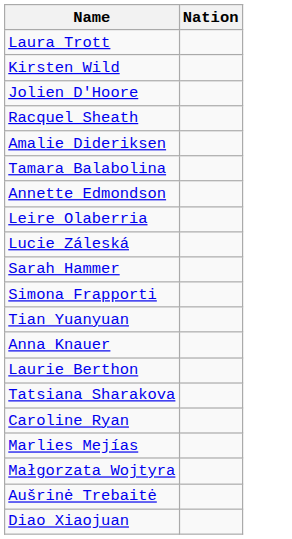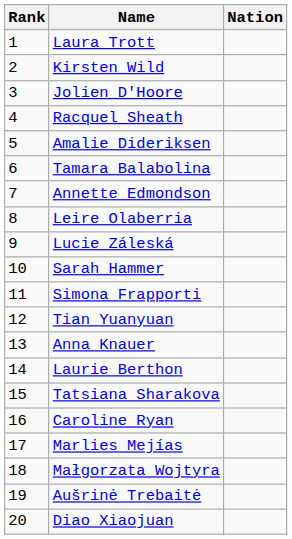+ column: (27, 17)
